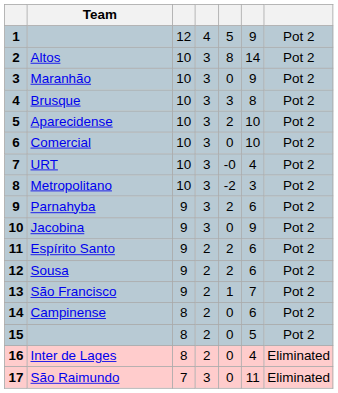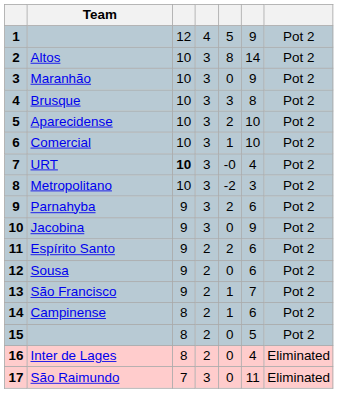(230, 143) 0 -> (230, 143) 1
(184, 164) normal -> (184, 164) bold
(230, 270) 2 -> (230, 270) 0
(230, 313) 0 -> (230, 313) 1
